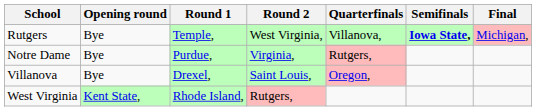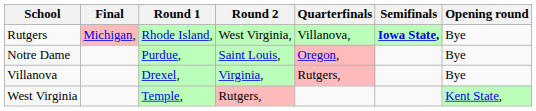columns swapped: (125, 14) <-> (502, 14)
(193, 34) Temple, -> (177, 34) Rhode Island,
(272, 55) Virginia, -> (249, 55) Saint Louis,
(350, 55) Rutgers, -> (318, 55) Oregon,
(281, 75) Saint Louis, -> (241, 75) Virginia,
(349, 75) Oregon, -> (319, 75) Rutgers,
(208, 95) Rhode Island, -> (162, 95) Temple,
